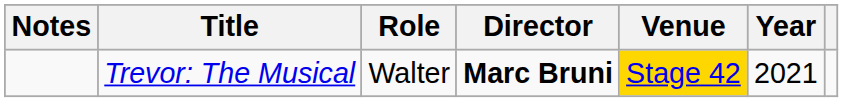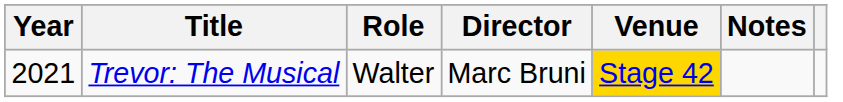columns swapped: (786, 27) <-> (51, 27)
(538, 72) bold -> (517, 72) normal
